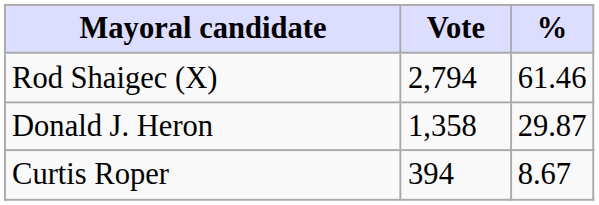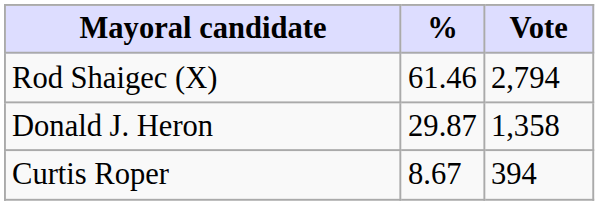columns swapped: (456, 28) <-> (552, 28)
